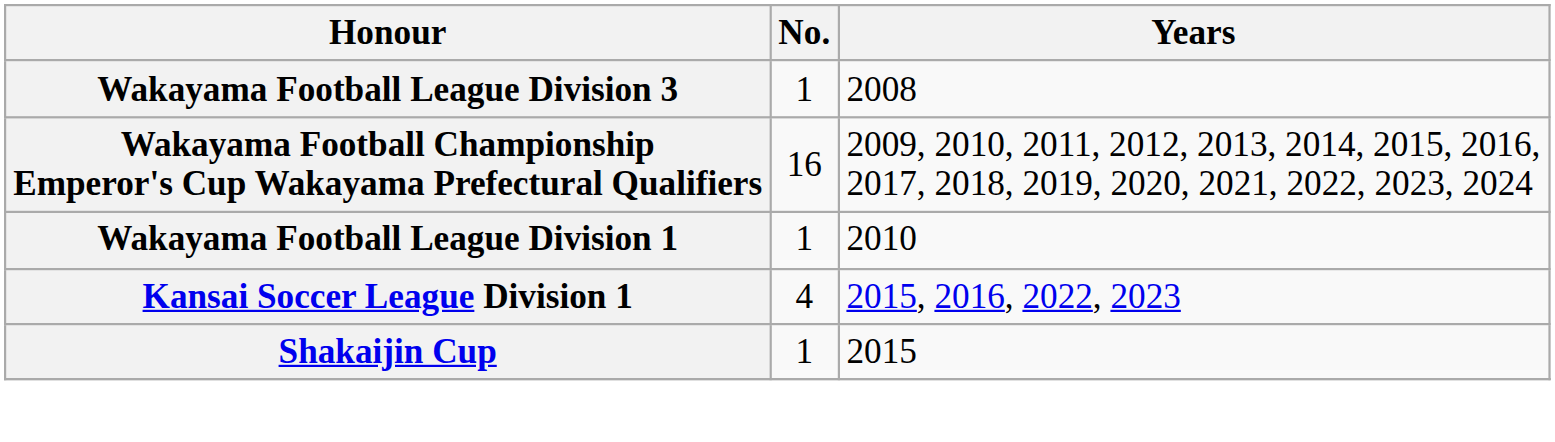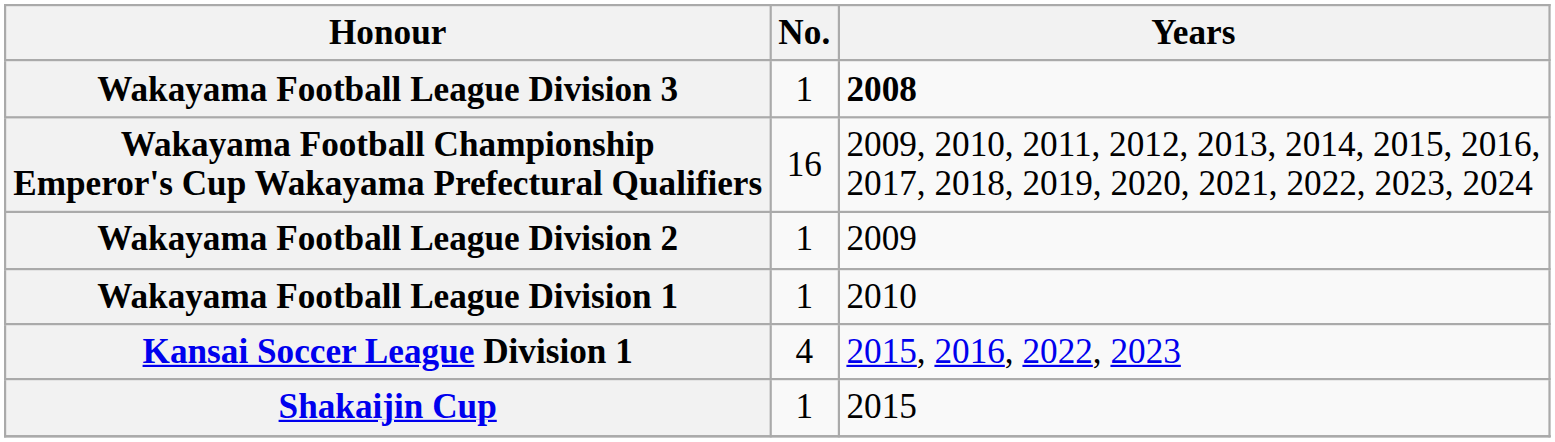(882, 88) normal -> (882, 88) bold
+ row: (388, 239)
